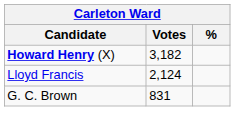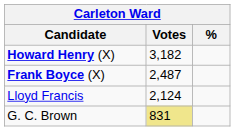+ row: (56, 75)
(160, 95) no background -> (160, 116) khaki background
